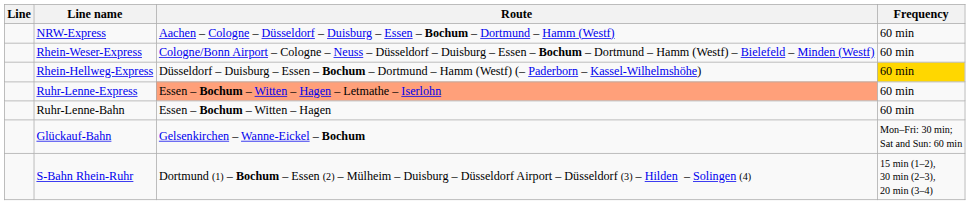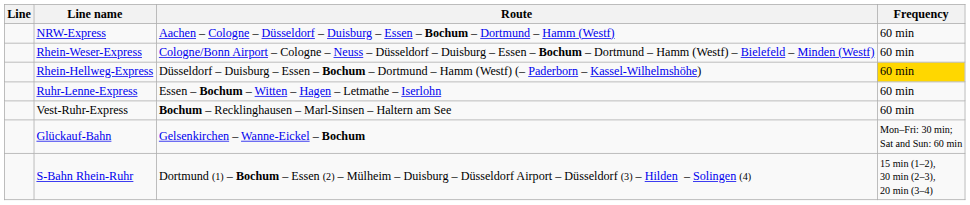(300, 91) lightsalmon background -> (300, 91) no background
- row: (81, 110)
+ row: (82, 110)
